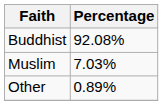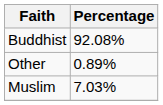rows swapped: (32, 64) <-> (27, 87)
